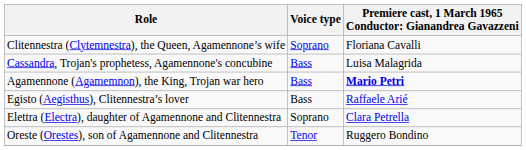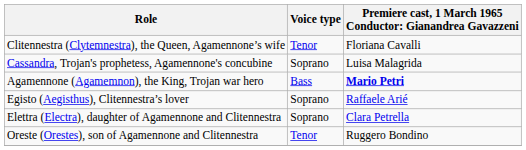(310, 44) Soprano -> (304, 44) Tenor
(301, 63) Bass -> (310, 63) Soprano
(301, 99) Bass -> (310, 99) Soprano
